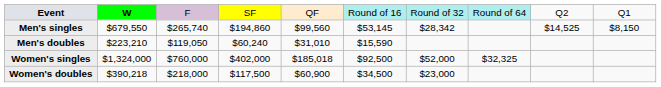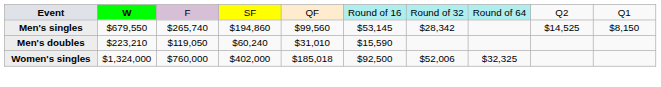(437, 59) $52,000 -> (437, 59) $52,006
- row: (51, 74)
